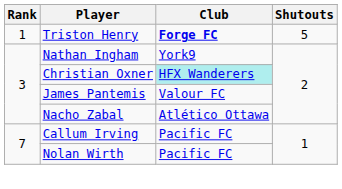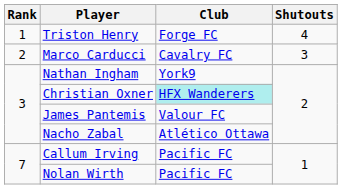(188, 34) bold -> (188, 34) normal
(304, 34) 5 -> (304, 34) 4
+ row: (94, 54)
